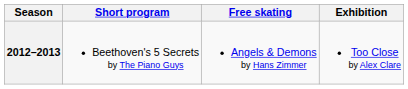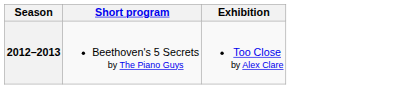- column: (260, 13)
